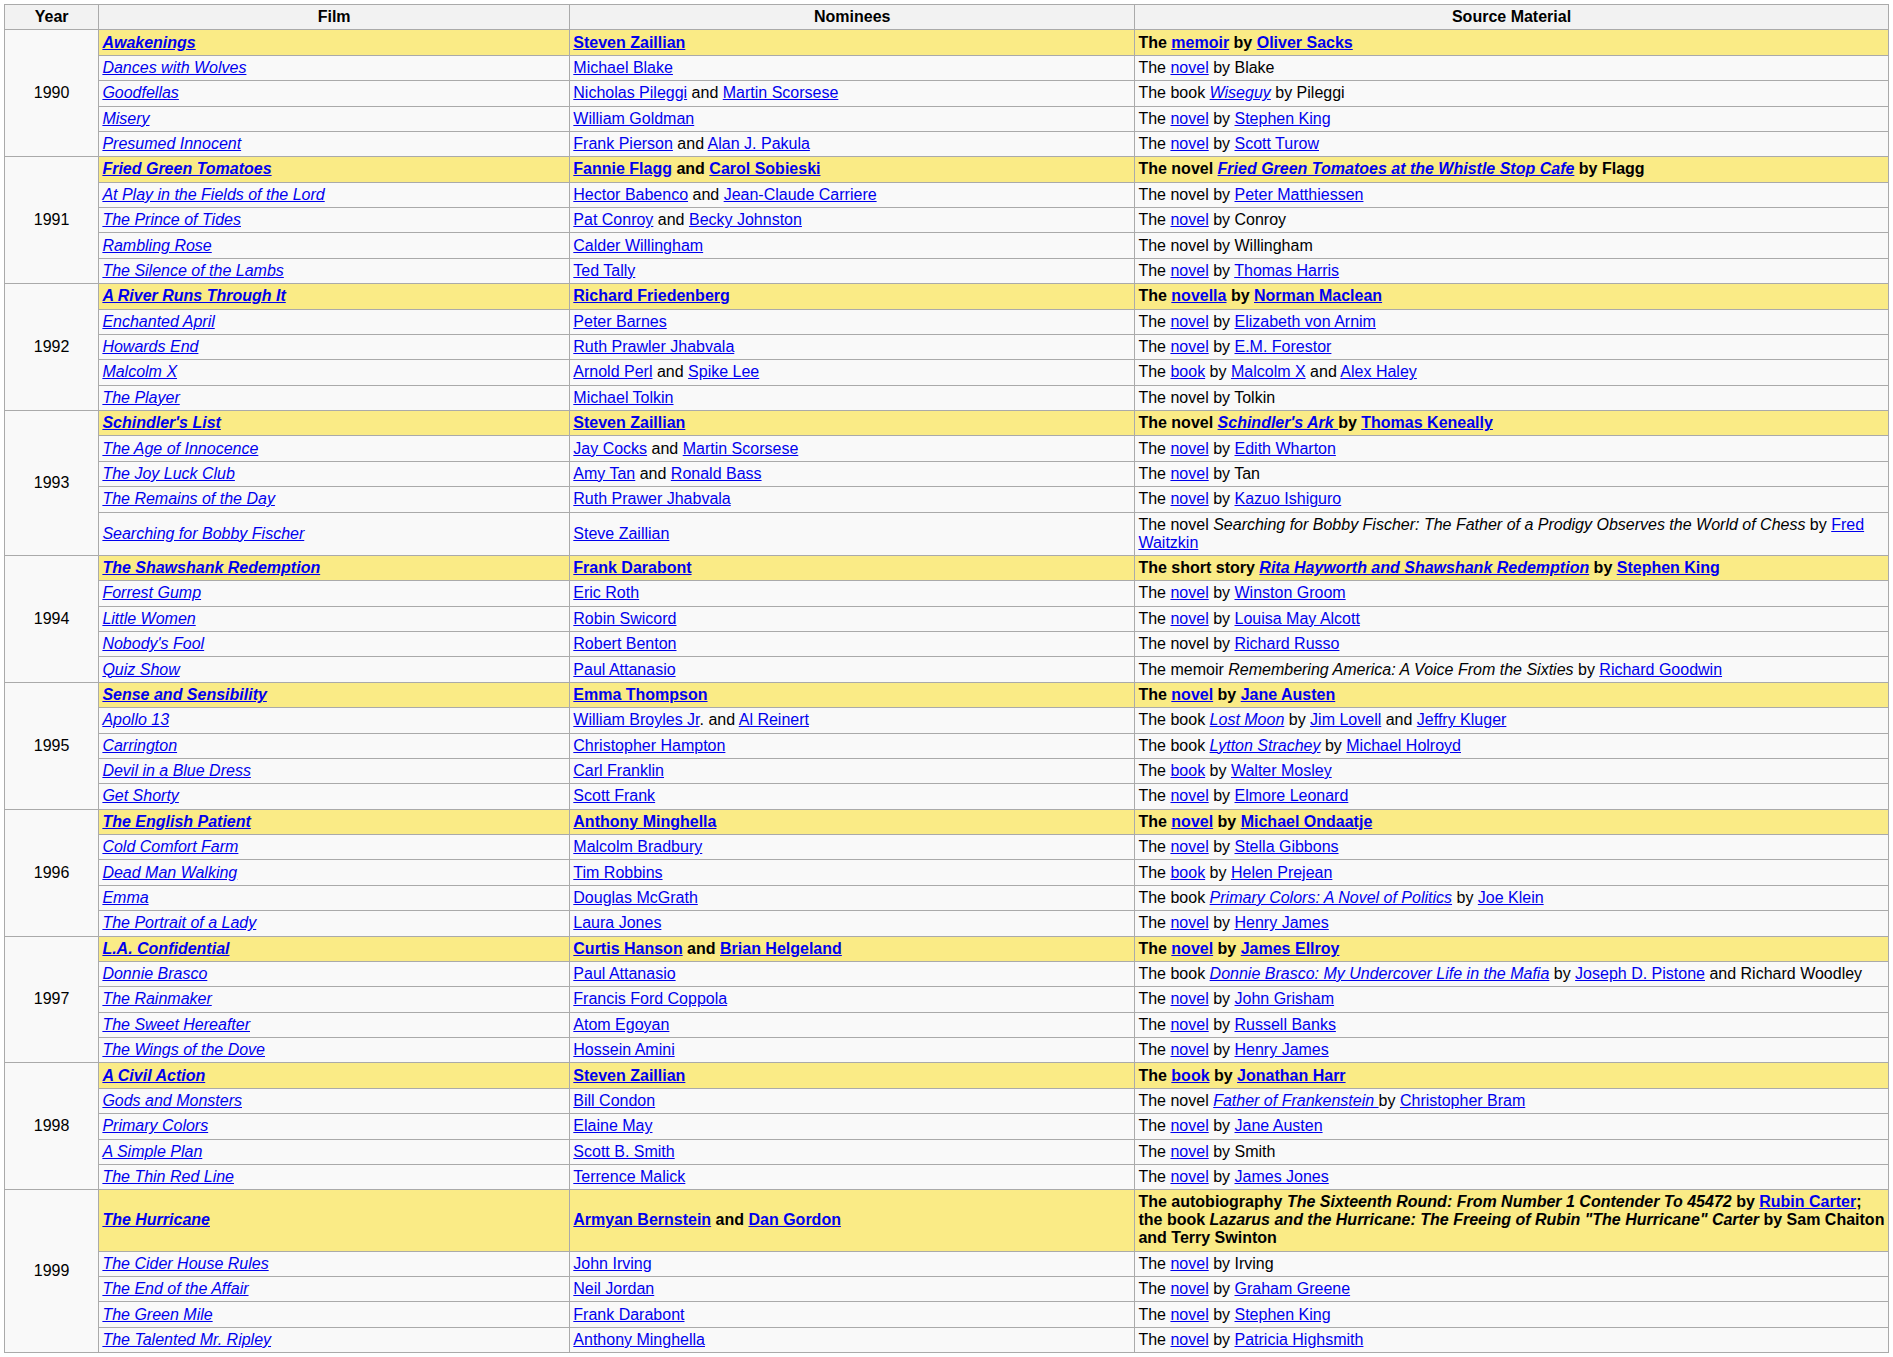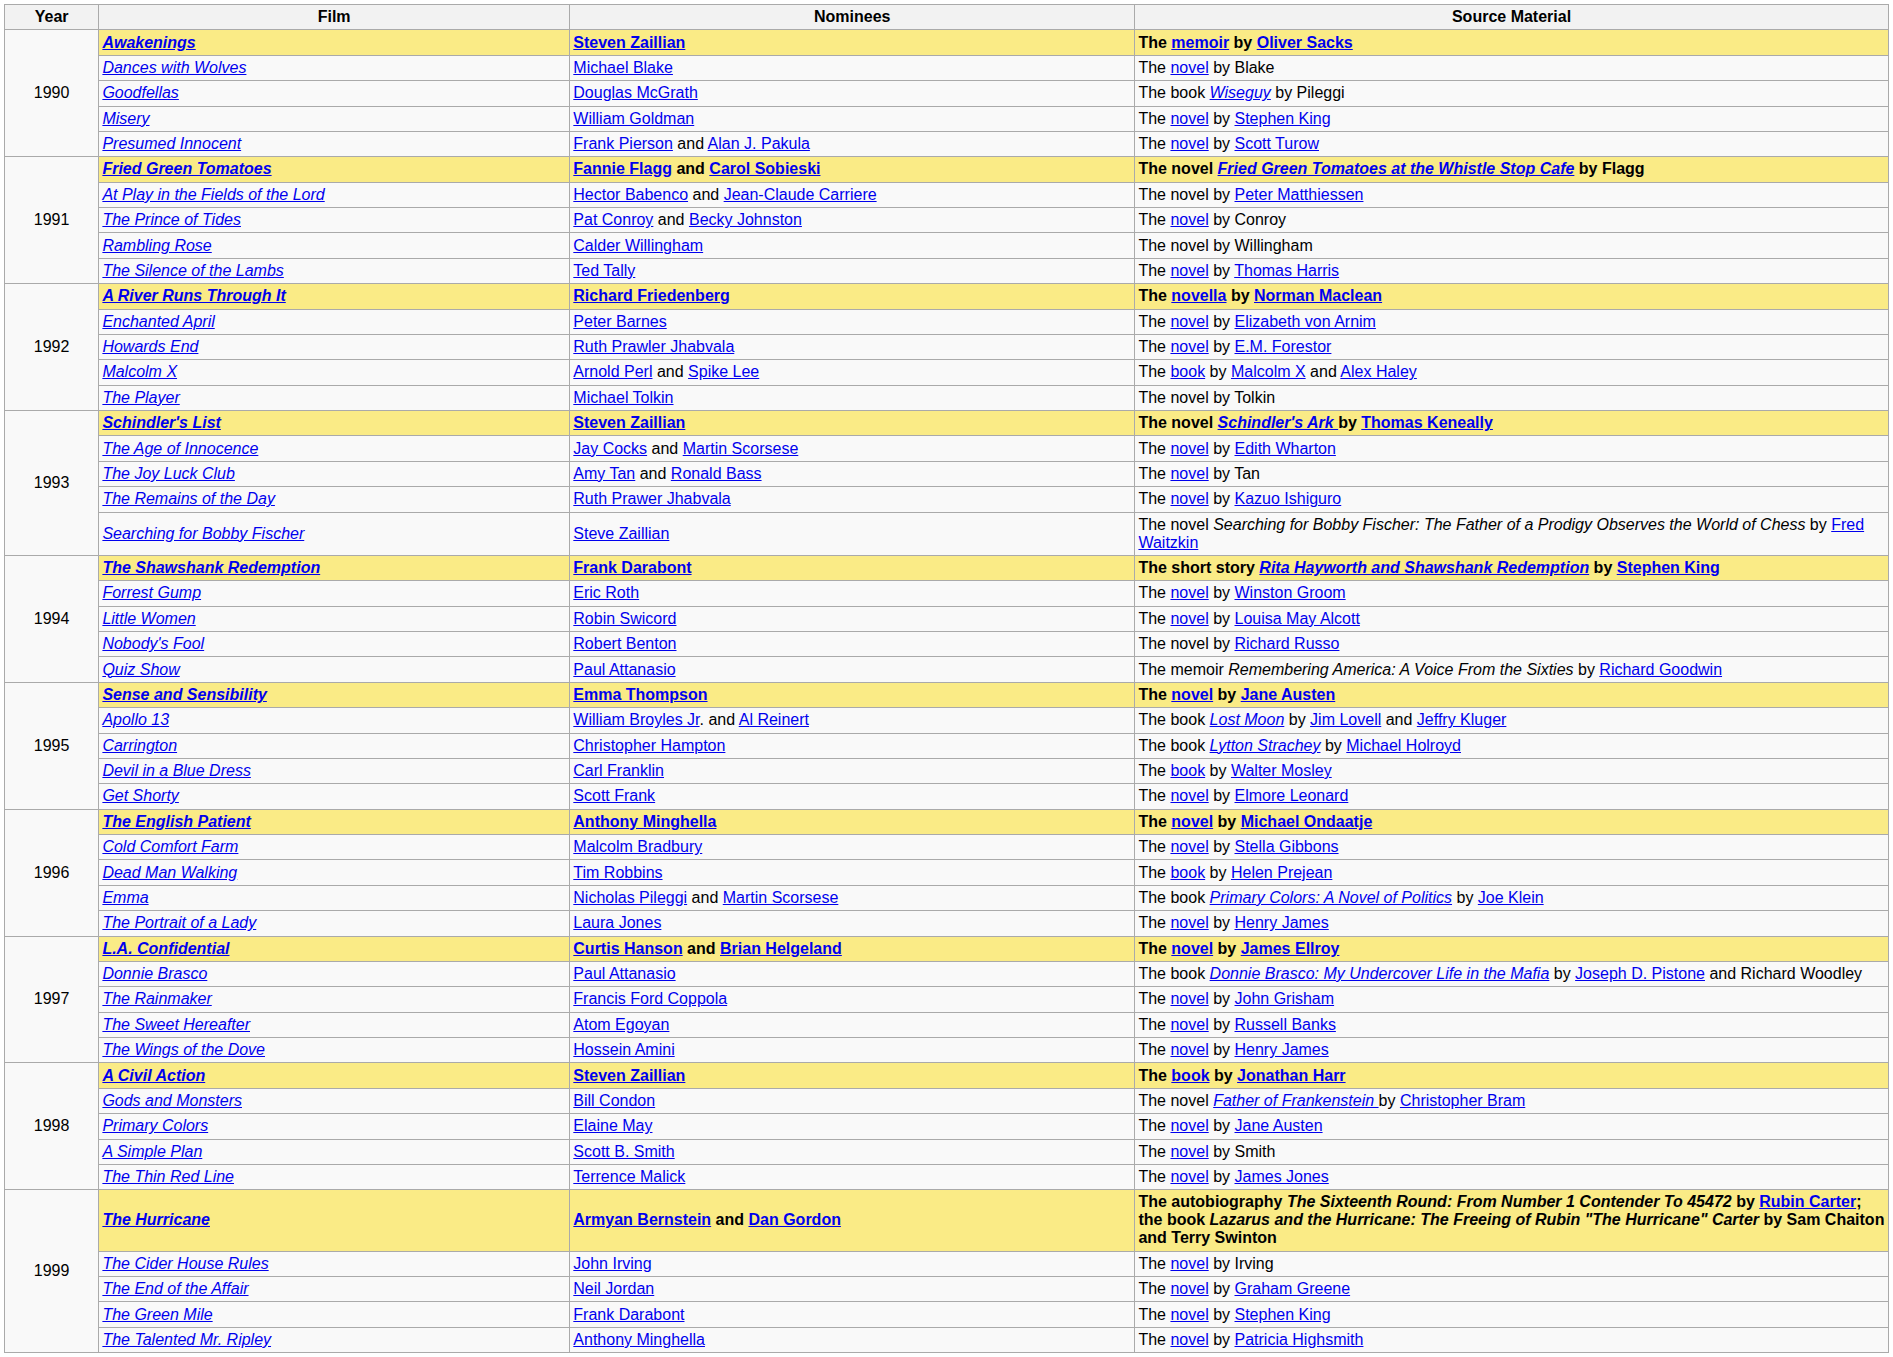(706, 93) Nicholas Pileggi and Martin Scorsese -> (636, 93) Douglas McGrath
(636, 897) Douglas McGrath -> (706, 897) Nicholas Pileggi and Martin Scorsese
